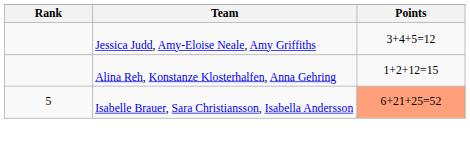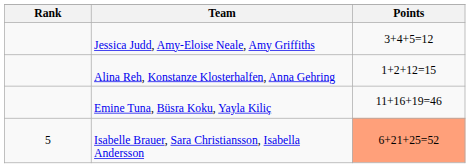+ row: (183, 108)
